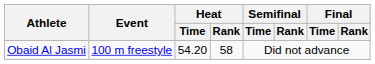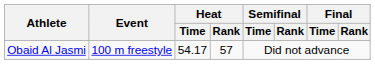(192, 50) 54.20 -> (192, 50) 54.17
(226, 50) 58 -> (226, 50) 57
